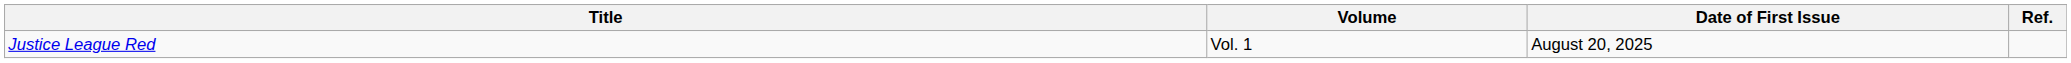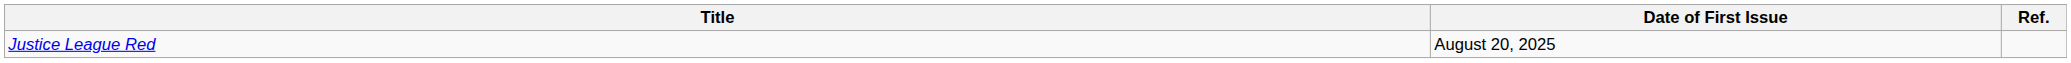- column: (1367, 17)
